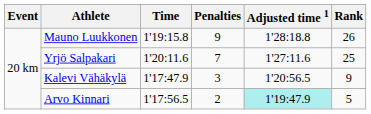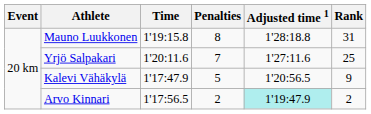(218, 38) 9 -> (218, 38) 8
(349, 38) 26 -> (349, 38) 31
(218, 78) 3 -> (218, 78) 5
(349, 98) 5 -> (349, 98) 2
